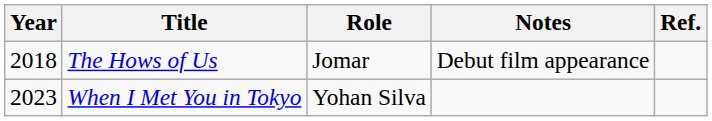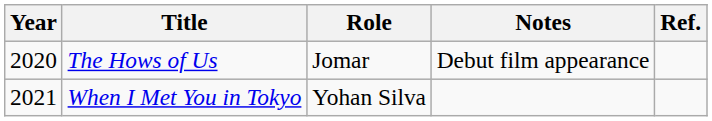(33, 60) 2018 -> (33, 60) 2020
(33, 97) 2023 -> (33, 97) 2021
